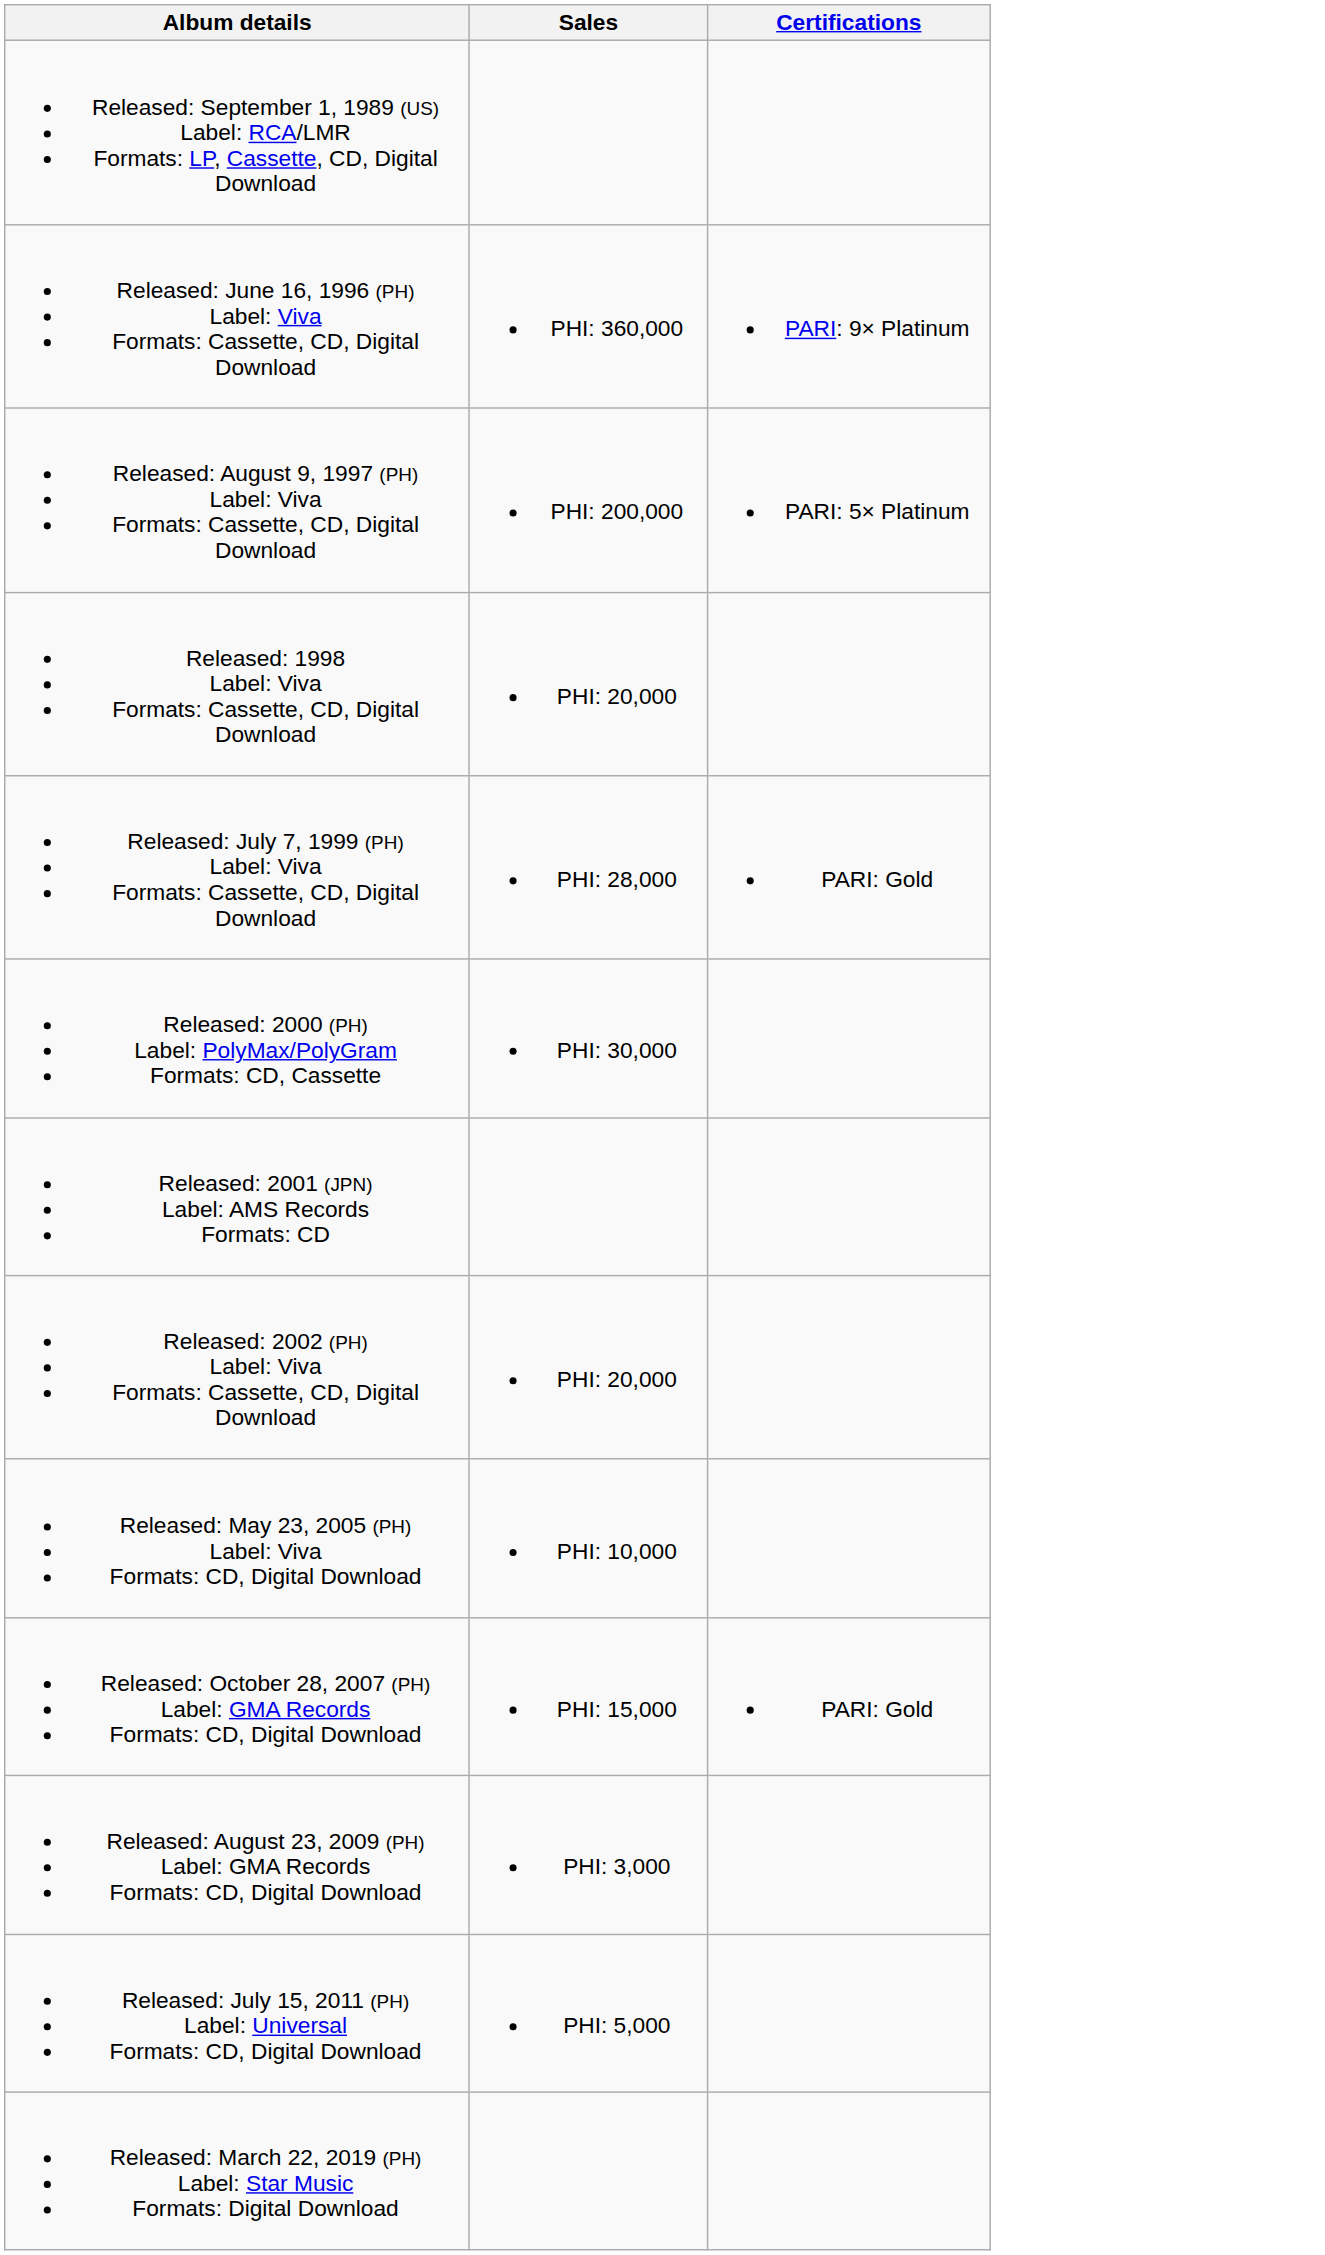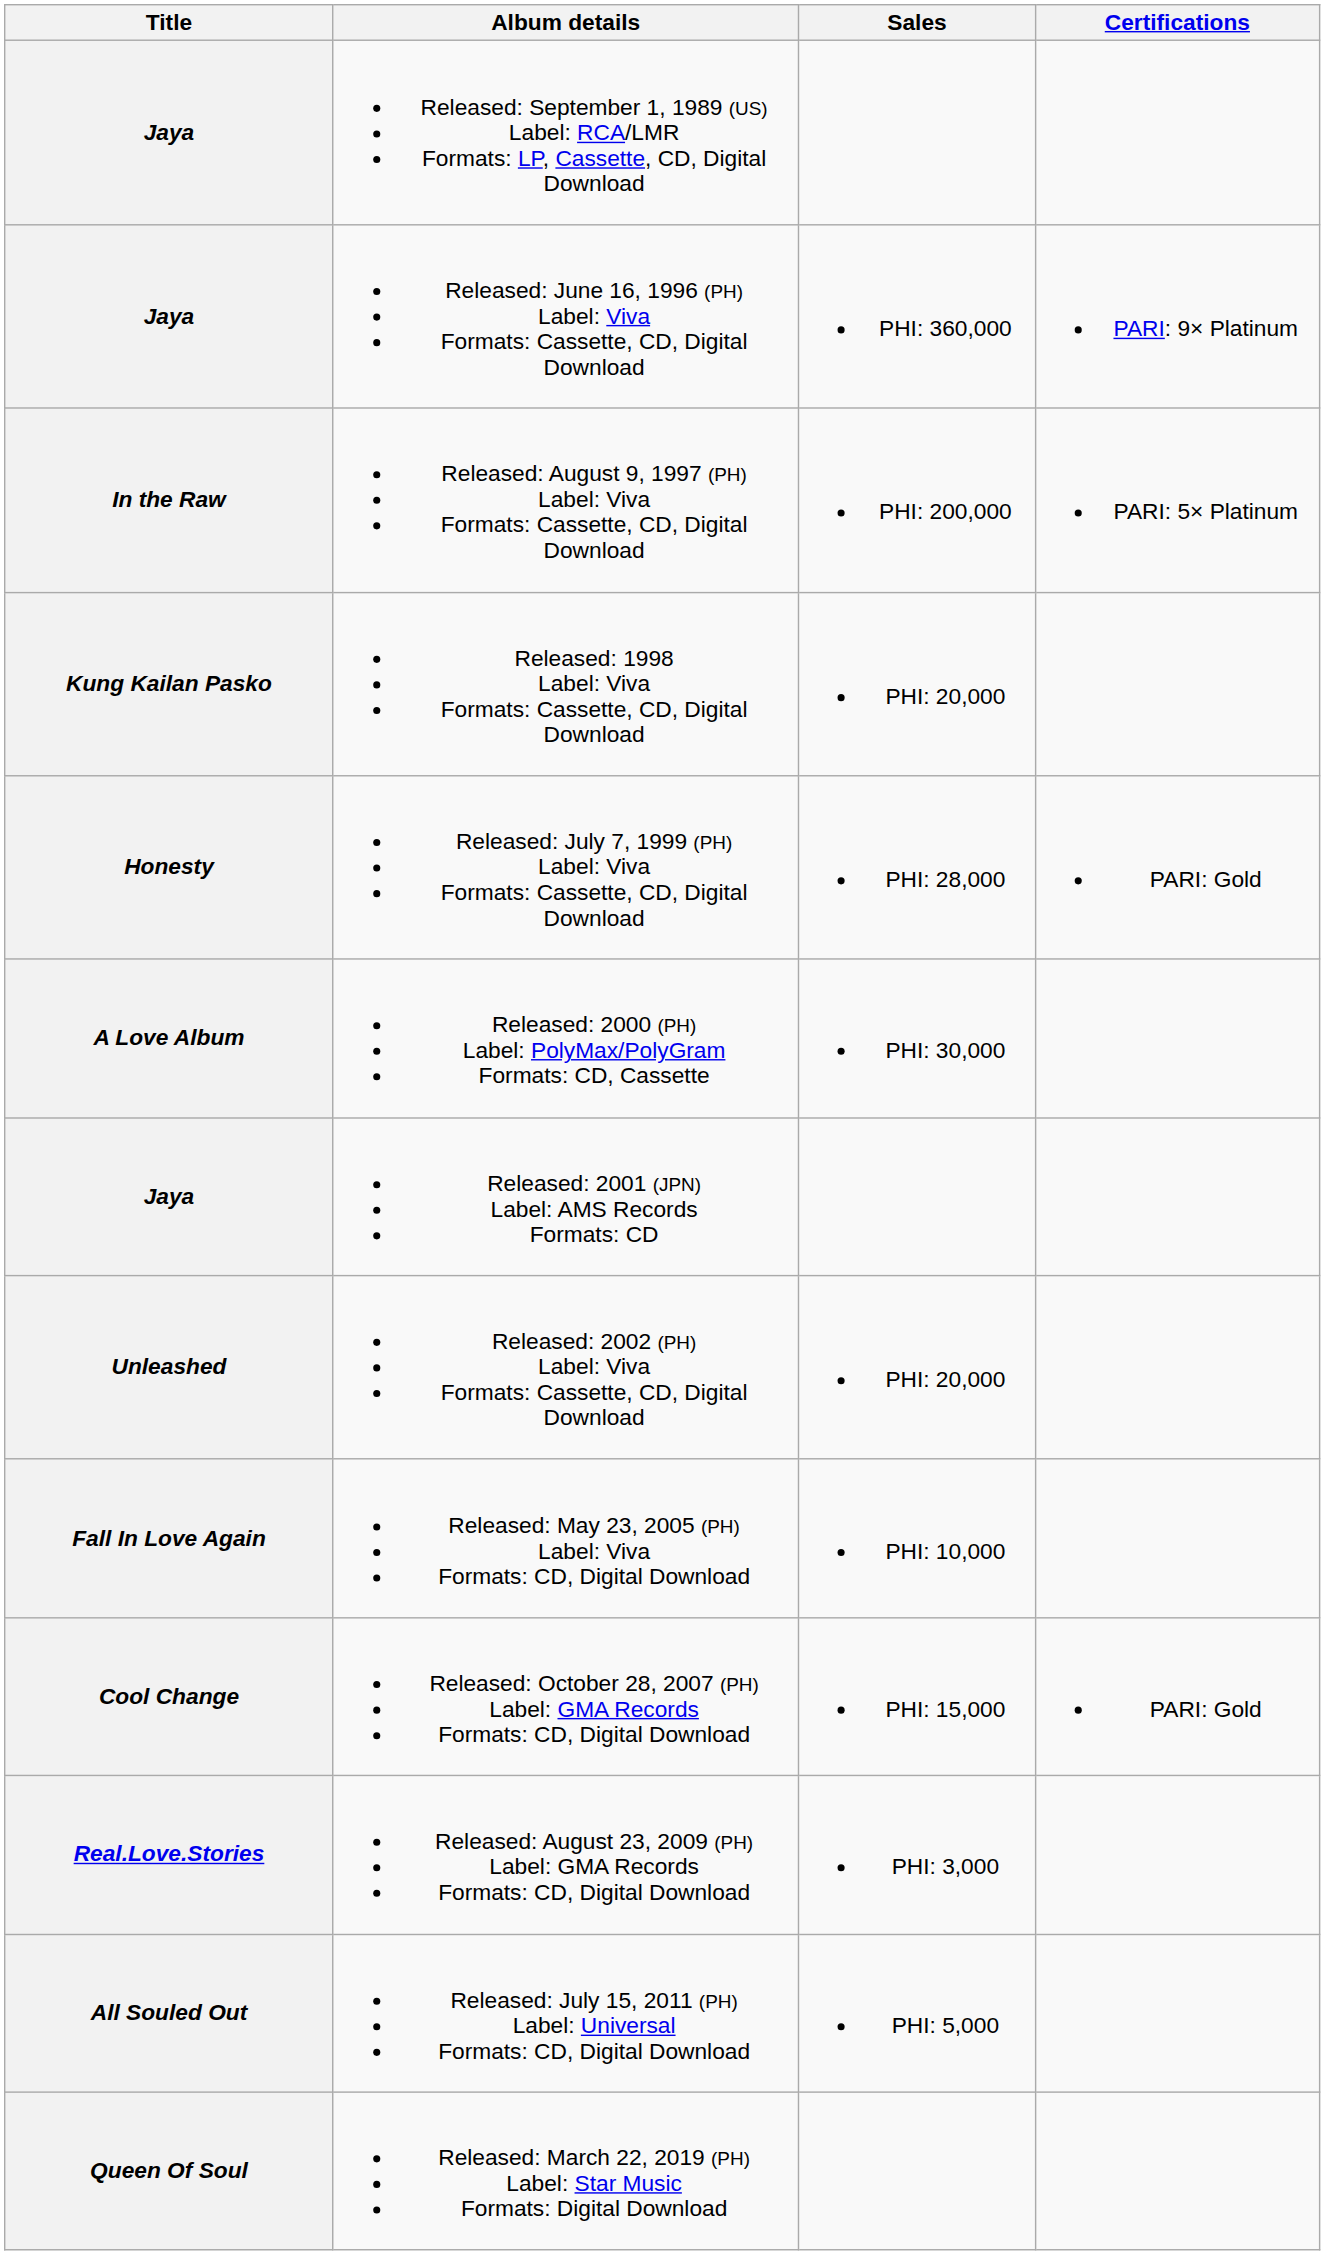+ column: (169, 22)
